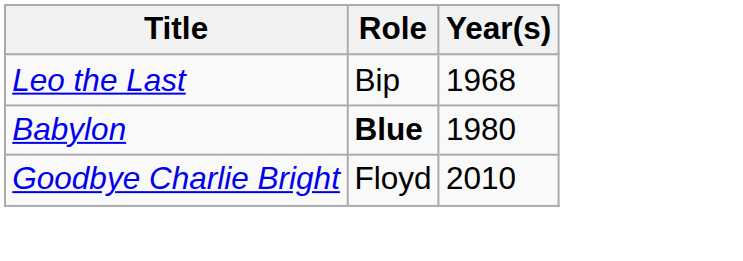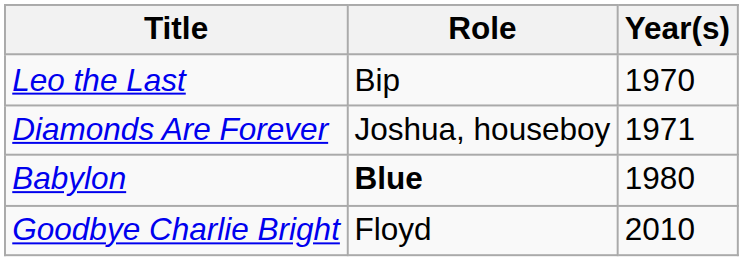(481, 79) 1968 -> (660, 79) 1970
+ row: (170, 129)
